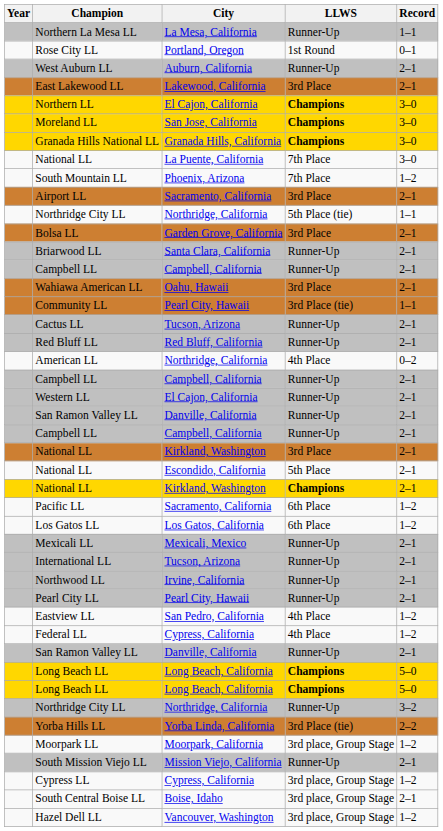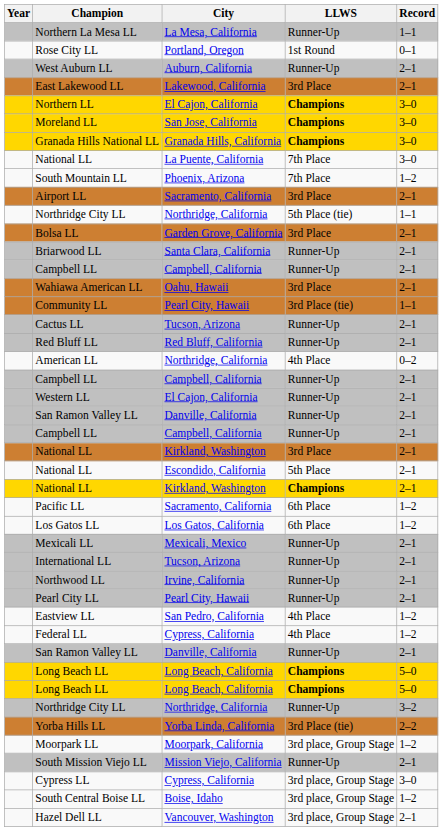(408, 780) 1–2 -> (408, 780) 3–0
(408, 799) 2–1 -> (408, 799) 1–2
(408, 817) 1–2 -> (408, 817) 2–1
